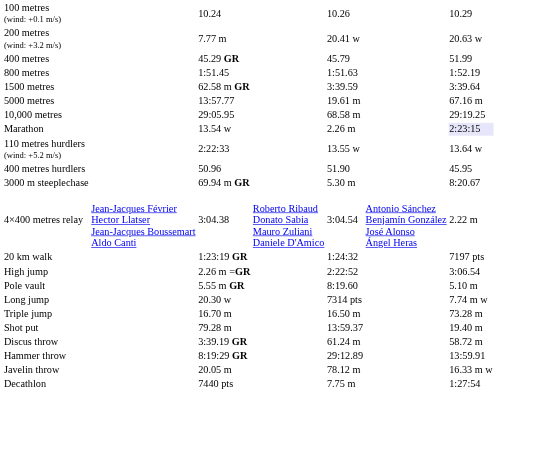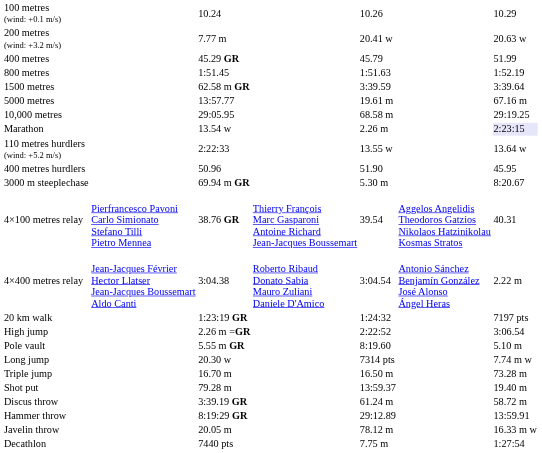+ row: (43, 220)
